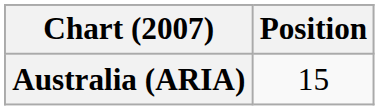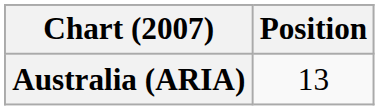(313, 78) 15 -> (313, 78) 13
